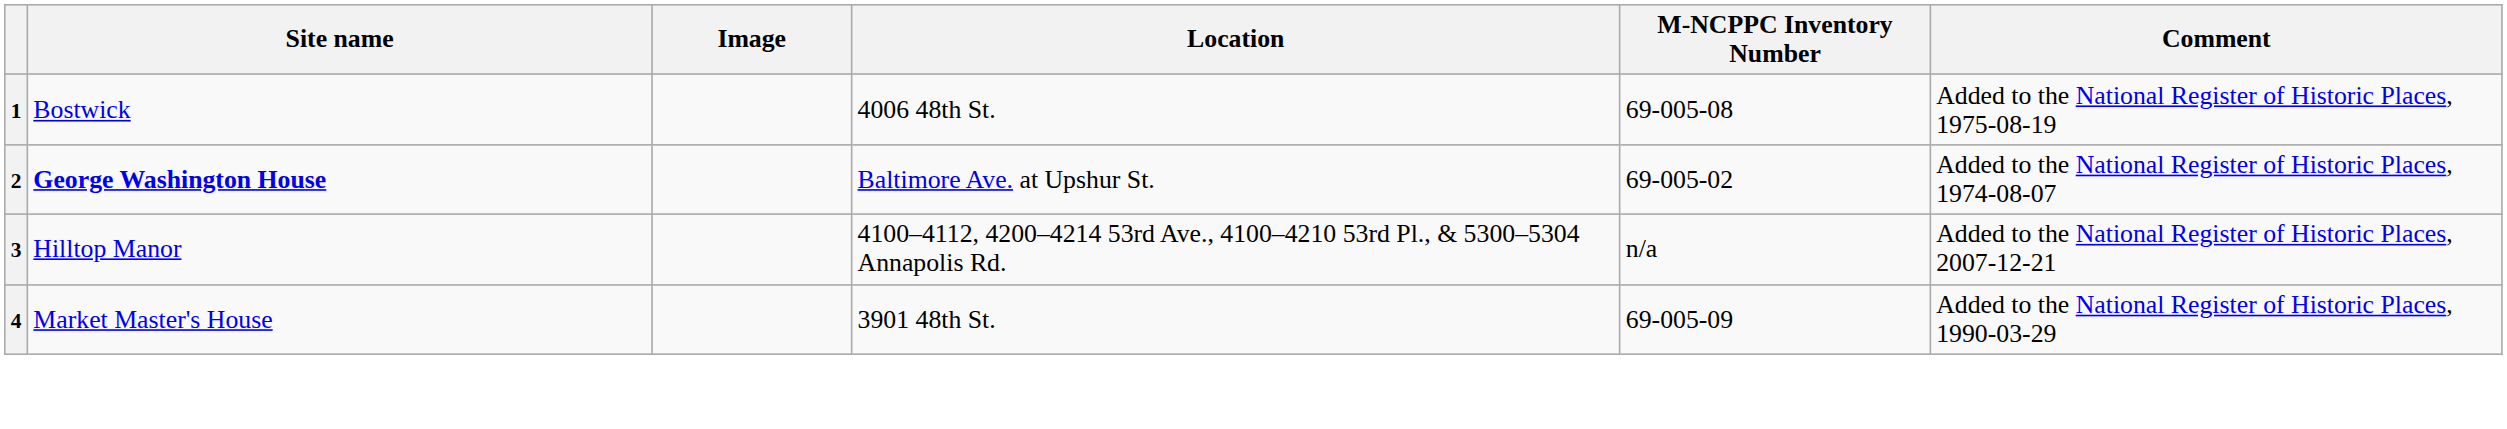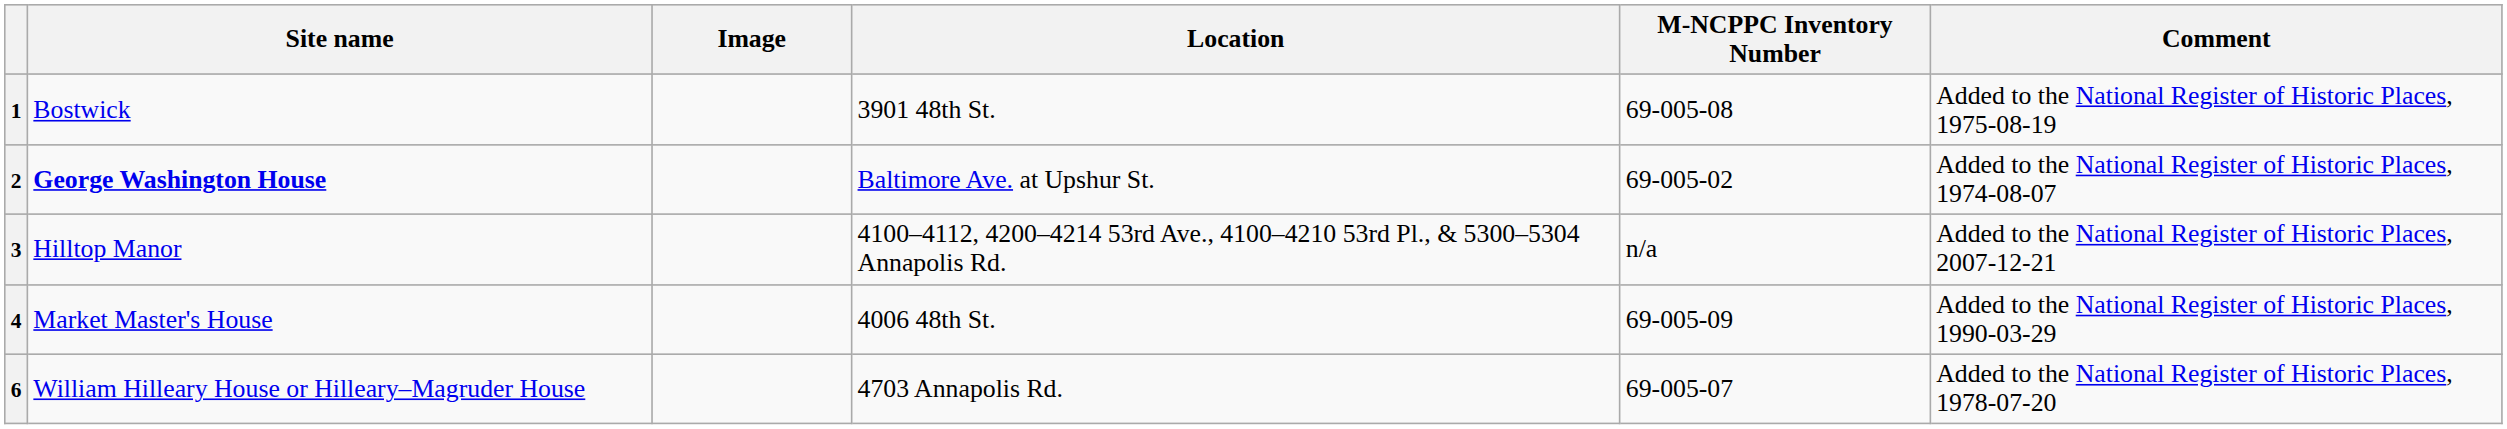(927, 109) 4006 48th St. -> (927, 109) 3901 48th St.
(927, 318) 3901 48th St. -> (927, 318) 4006 48th St.
+ row: (16, 390)
